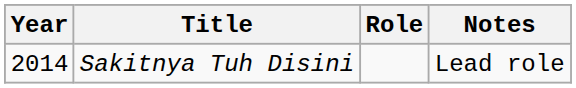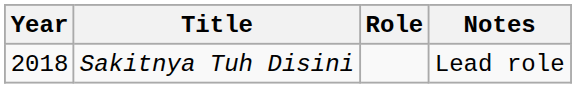(40, 64) 2014 -> (40, 64) 2018
